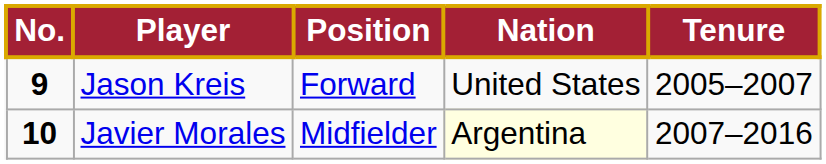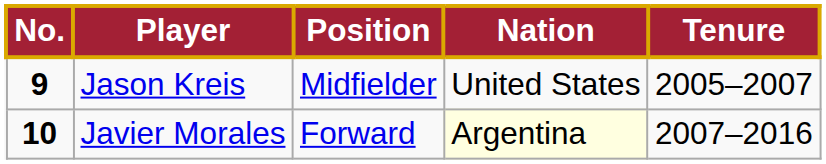(358, 83) Forward -> (368, 83) Midfielder
(368, 133) Midfielder -> (358, 133) Forward
